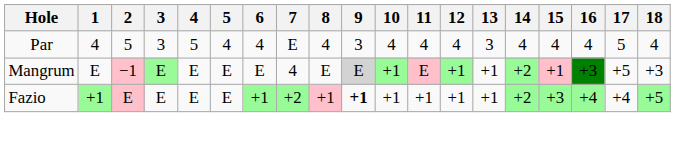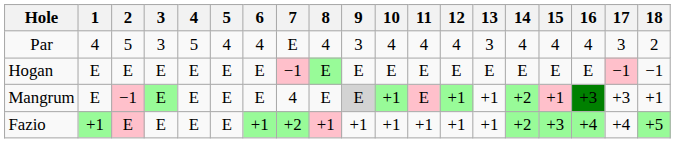(621, 44) 5 -> (621, 44) 3
(654, 44) 4 -> (654, 44) 2
+ row: (31, 71)
(621, 71) +5 -> (621, 97) +3
(654, 71) +3 -> (654, 97) +1
(359, 97) bold -> (359, 124) normal
